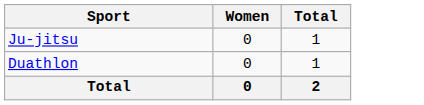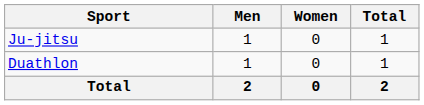+ column: (247, 16)
